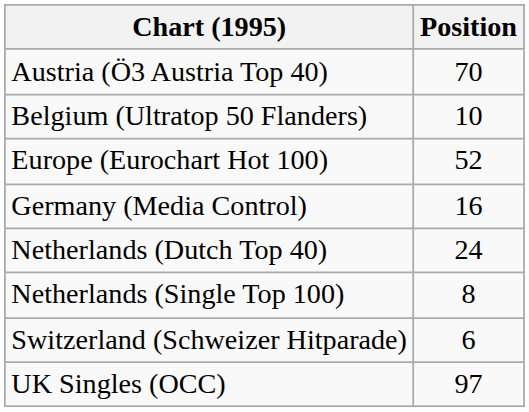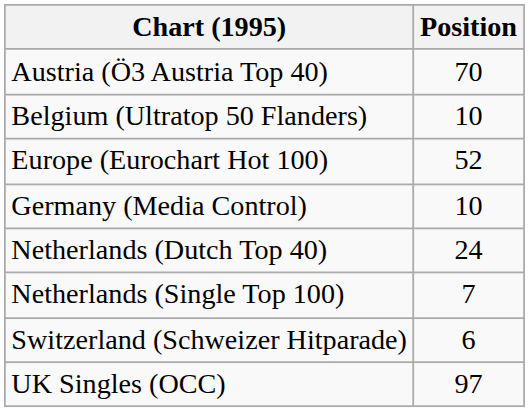(469, 205) 16 -> (469, 205) 10
(469, 294) 8 -> (469, 294) 7
